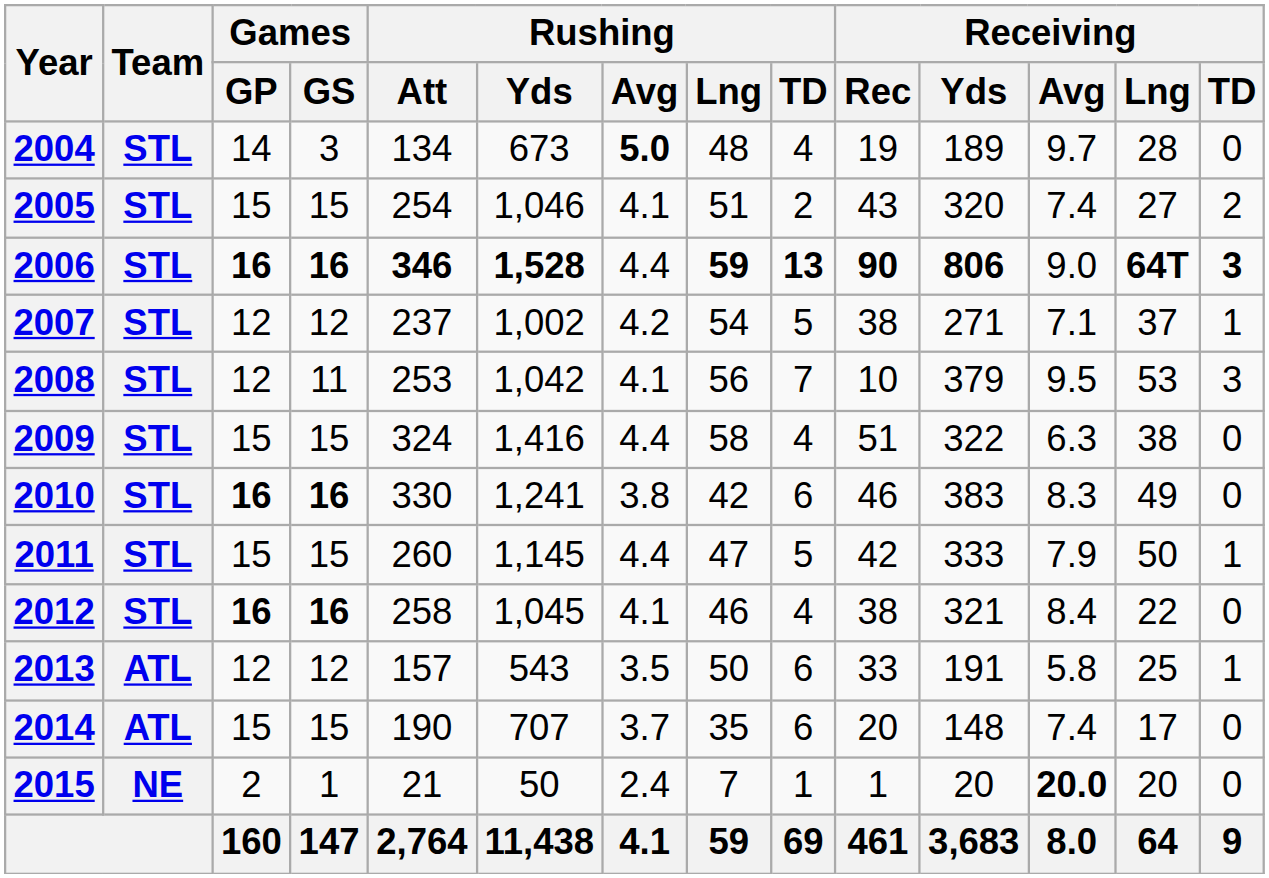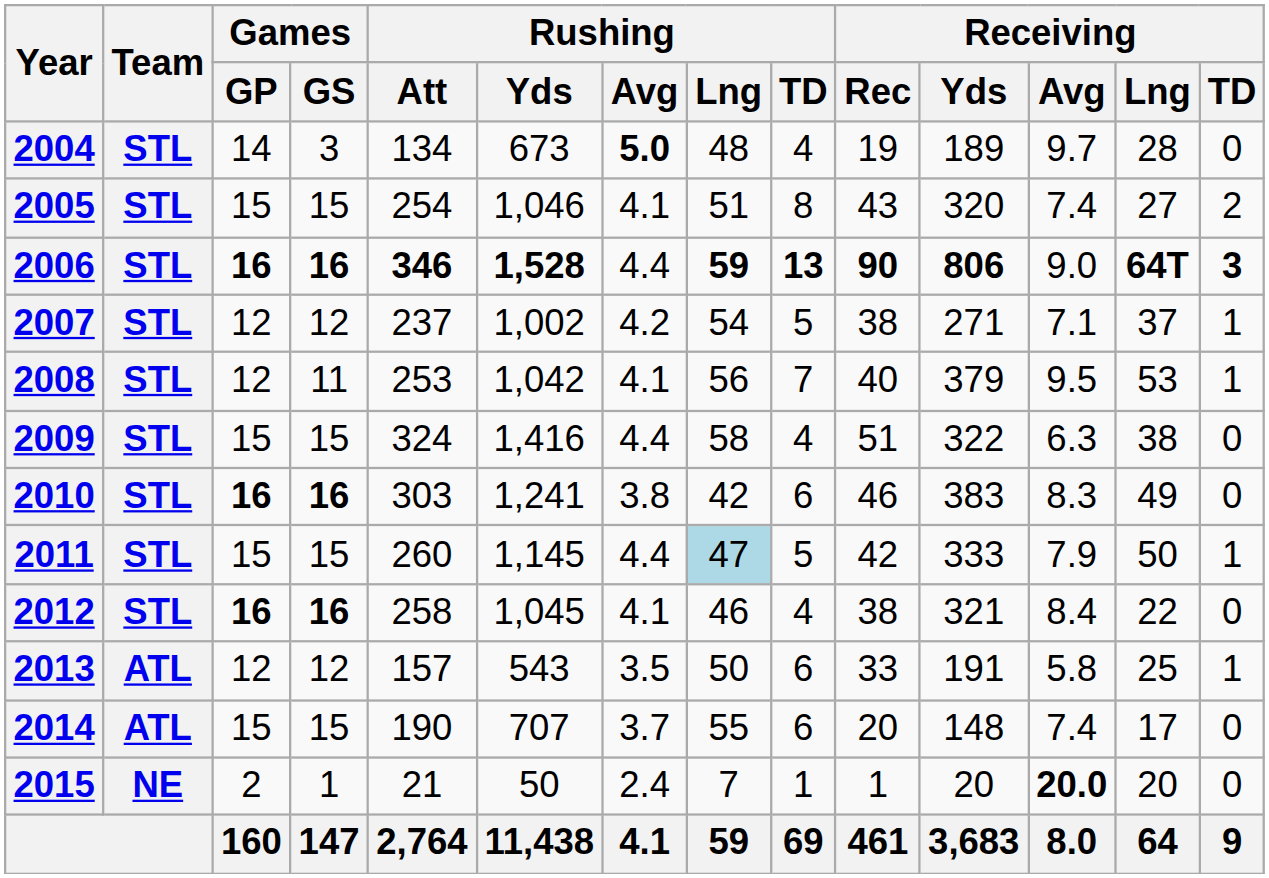(803, 206) 2 -> (803, 206) 8
(878, 380) 10 -> (878, 380) 40
(1232, 380) 3 -> (1232, 380) 1
(422, 496) 330 -> (422, 496) 303
(729, 554) no background -> (729, 554) lightblue background
(729, 727) 35 -> (729, 727) 55
